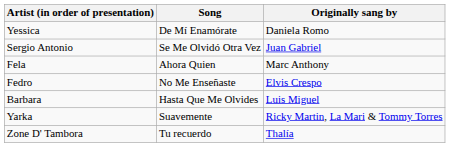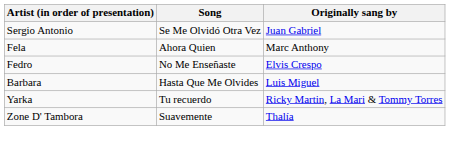- row: (23, 30)
(186, 116) Suavemente -> (185, 99) Tu recuerdo
(185, 133) Tu recuerdo -> (186, 116) Suavemente
